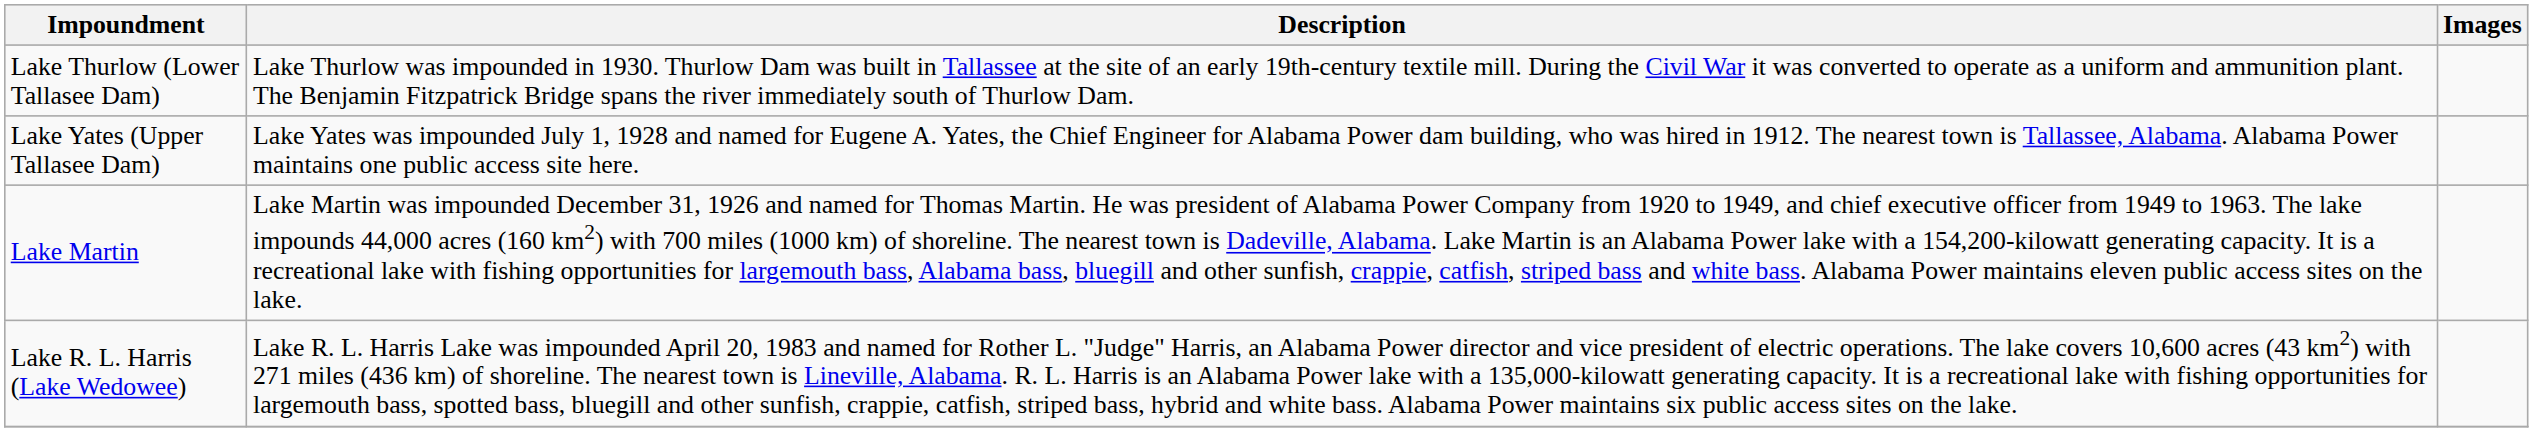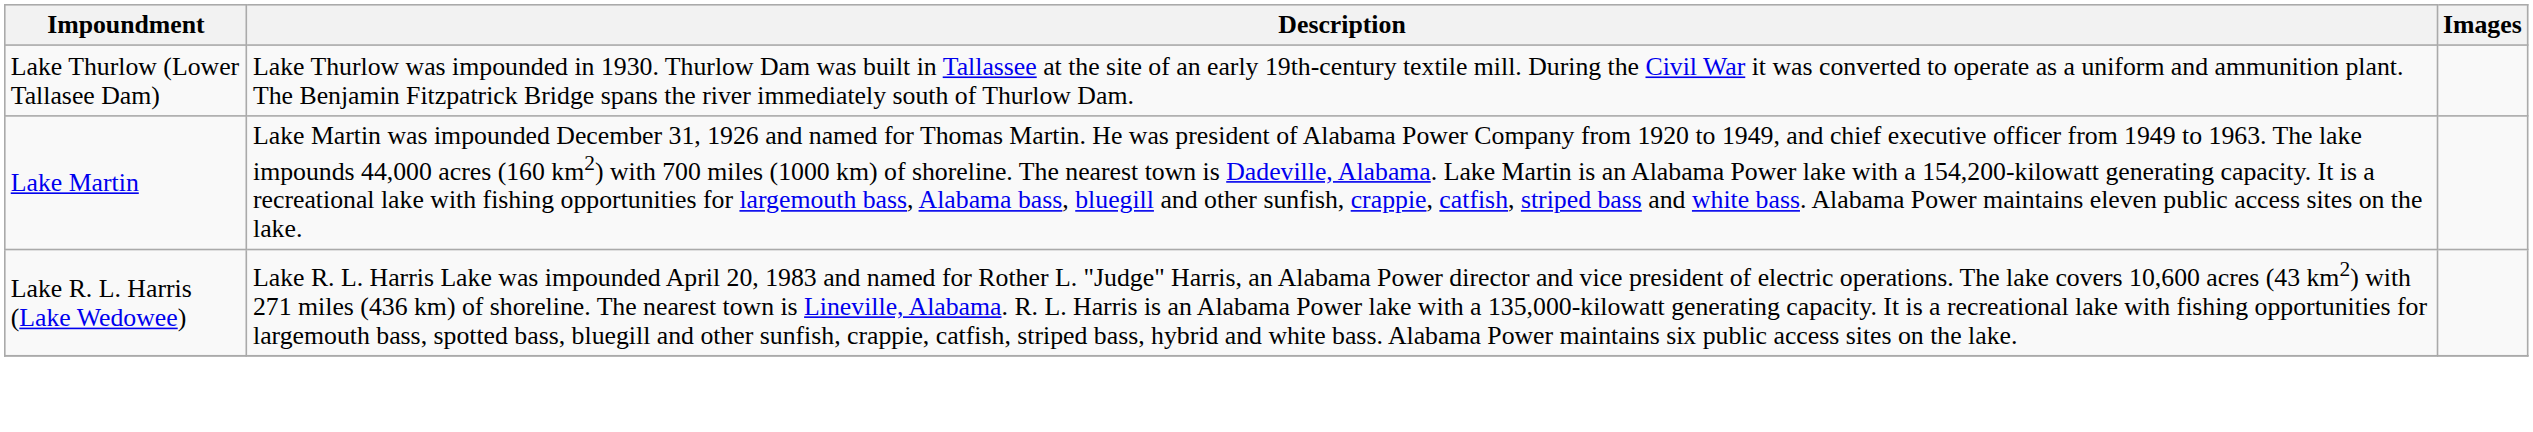- row: (107, 150)
